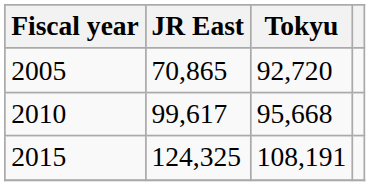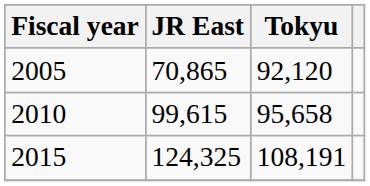(295, 69) 92,720 -> (295, 69) 92,120
(189, 113) 99,617 -> (189, 113) 99,615
(295, 113) 95,668 -> (295, 113) 95,658
